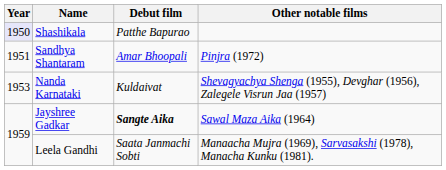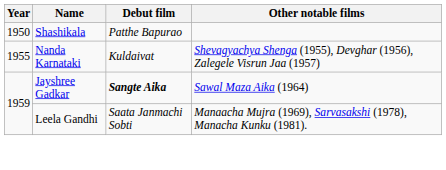(19, 31) lavender background -> (19, 31) no background
- row: (60, 56)
(19, 87) 1953 -> (19, 56) 1955
